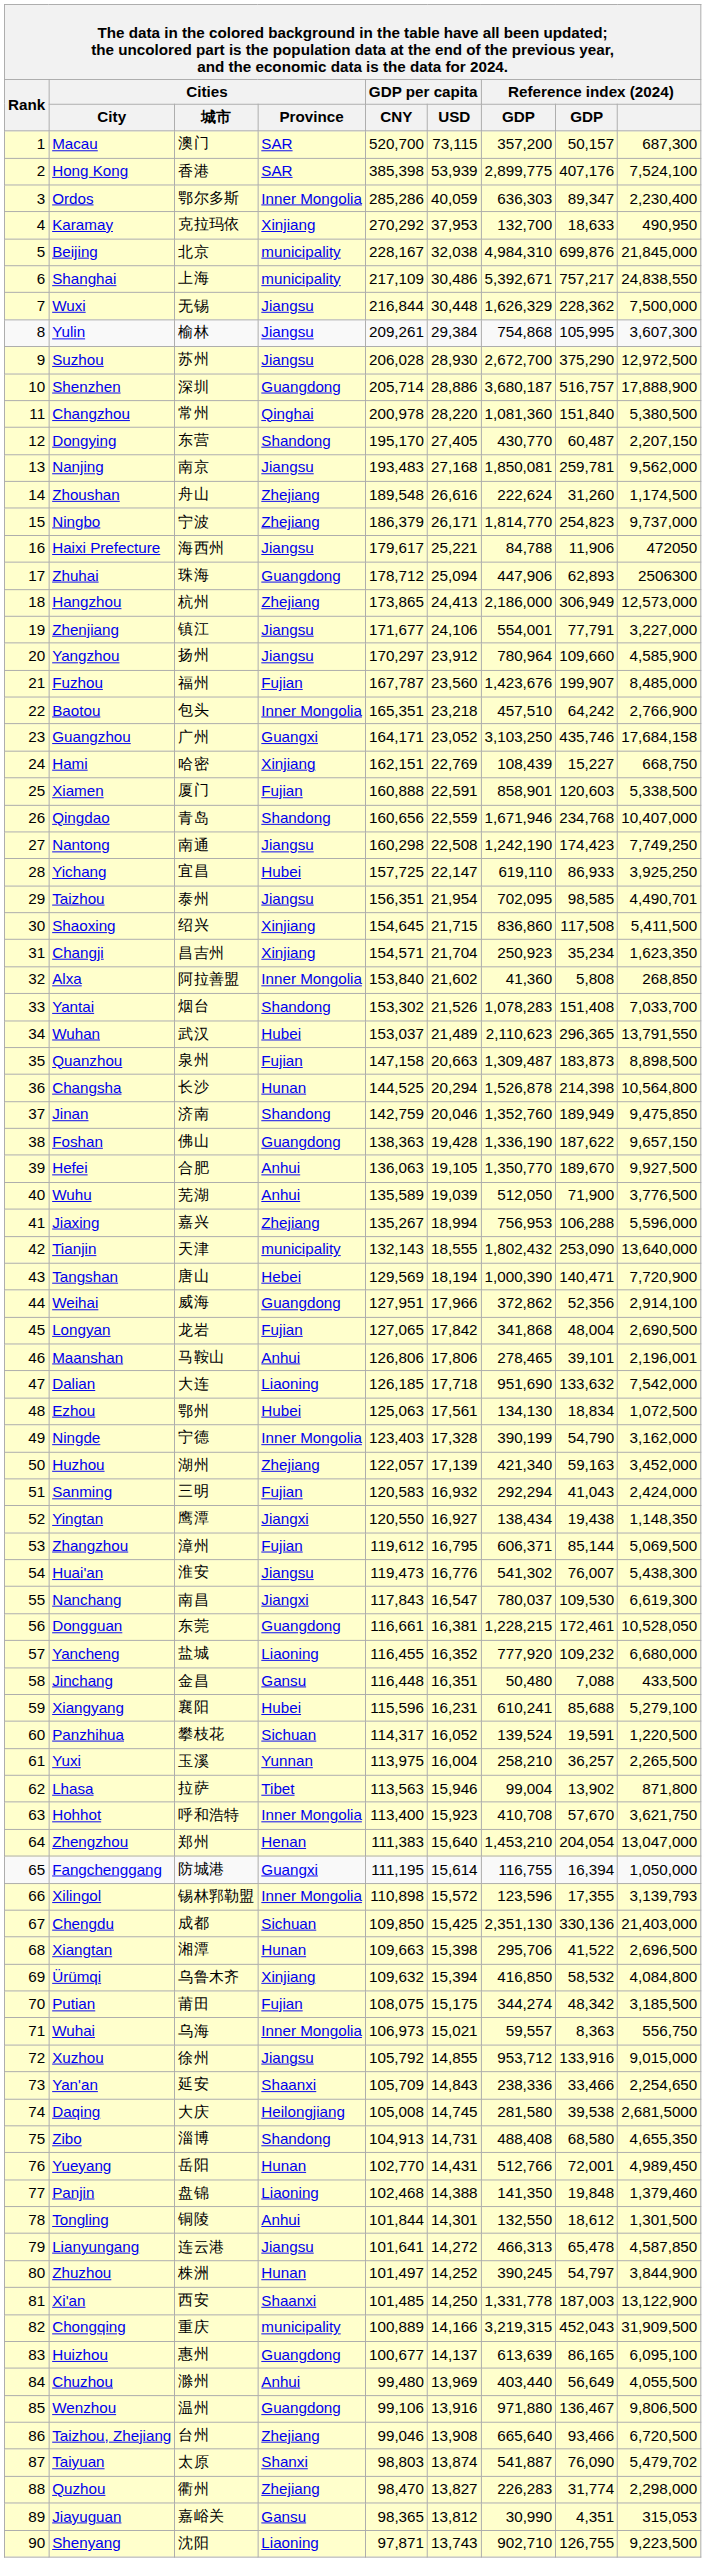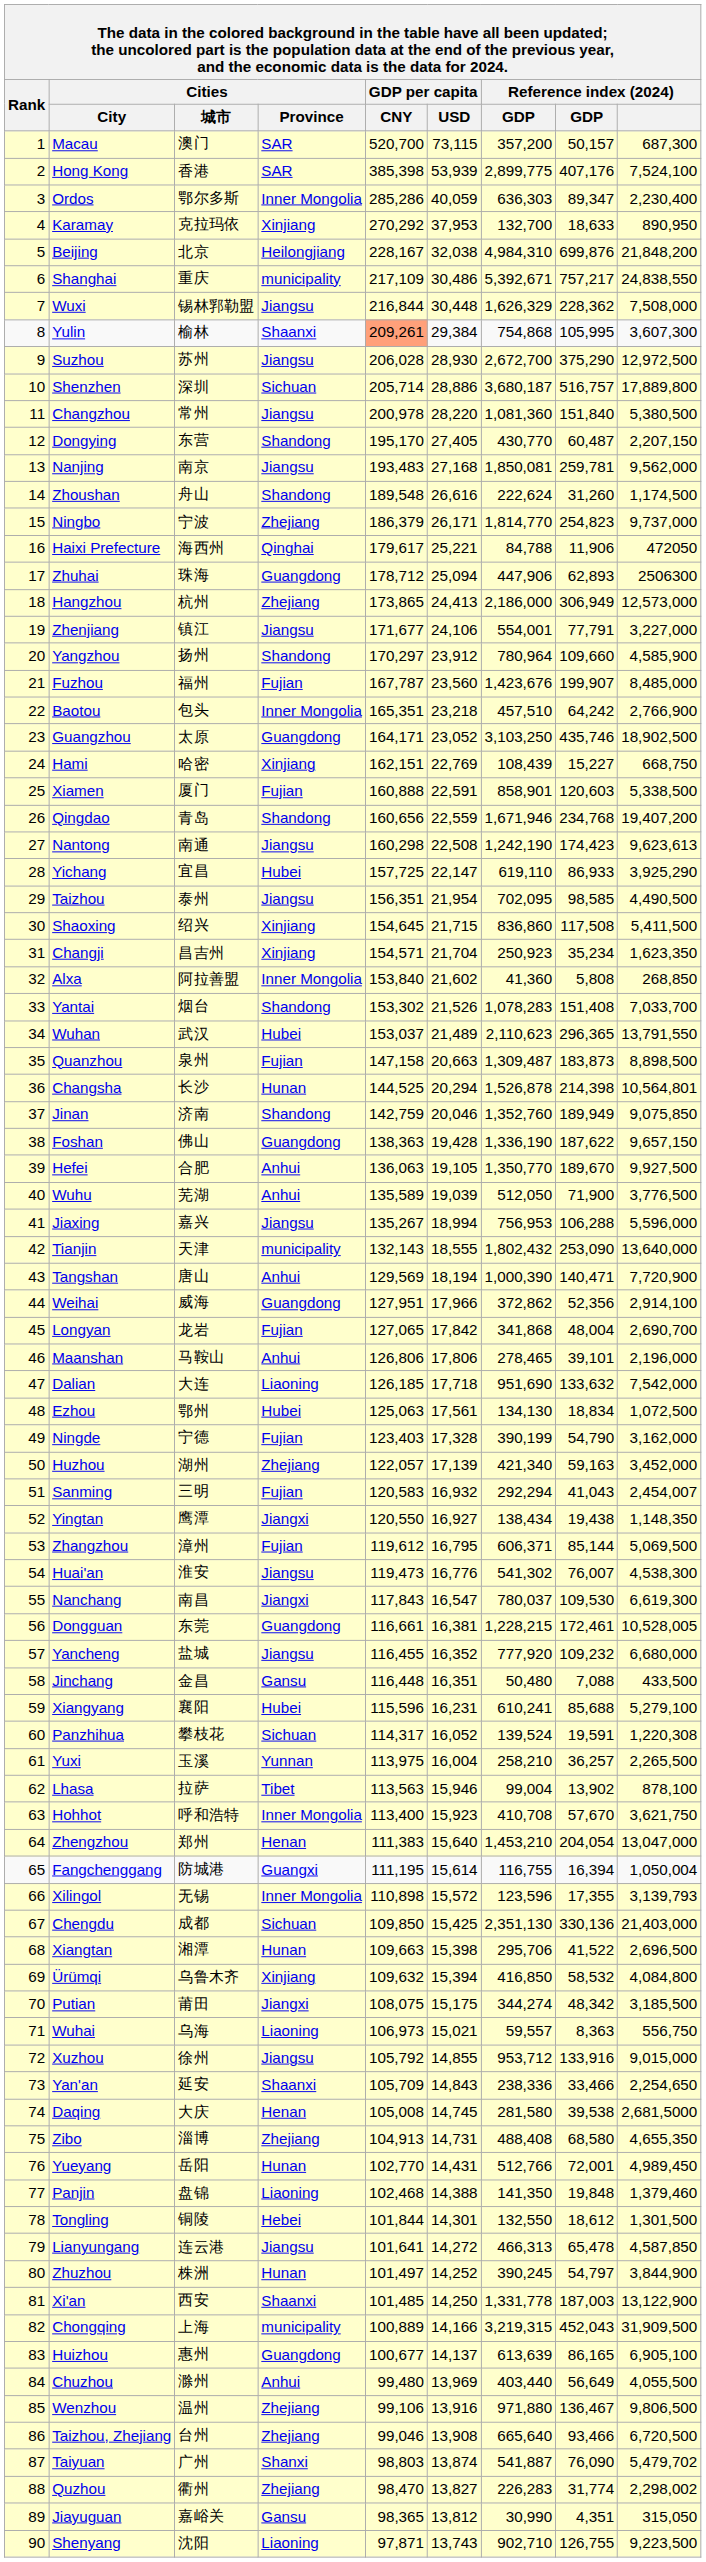(670, 225) 490,950 -> (670, 225) 890,950
(301, 252) municipality -> (303, 252) Heilongjiang
(659, 252) 21,845,000 -> (659, 252) 21,848,200
(194, 278) 上海 -> (194, 278) 重庆
(194, 305) 无锡 -> (216, 305) 锡林郛勒盟
(663, 306) 7,500,000 -> (663, 306) 7,508,000
(288, 333) Jiangsu -> (289, 333) Shaanxi
(396, 333) no background -> (396, 333) lightsalmon background
(301, 387) Guangdong -> (289, 387) Sichuan
(659, 387) 17,888,900 -> (659, 387) 17,889,800
(288, 414) Qinghai -> (288, 414) Jiangsu
(290, 494) Zhejiang -> (296, 494) Shandong
(288, 548) Jiangsu -> (288, 548) Qinghai
(288, 656) Jiangsu -> (296, 656) Shandong
(194, 737) 广州 -> (194, 737) 太原
(290, 737) Guangxi -> (301, 737) Guangdong
(659, 737) 17,684,158 -> (659, 737) 18,902,500
(659, 818) 10,407,000 -> (659, 818) 19,407,200
(663, 845) 7,749,250 -> (663, 845) 9,623,613
(663, 872) 3,925,250 -> (663, 872) 3,925,290
(663, 899) 4,490,701 -> (663, 899) 4,490,500
(659, 1087) 10,564,800 -> (659, 1087) 10,564,801
(663, 1114) 9,475,850 -> (663, 1114) 9,075,850
(290, 1222) Zhejiang -> (288, 1222) Jiangsu
(281, 1276) Hebei -> (281, 1276) Anhui
(663, 1330) 2,690,500 -> (663, 1330) 2,690,700
(663, 1357) 2,196,001 -> (663, 1357) 2,196,000
(312, 1438) Inner Mongolia -> (282, 1438) Fujian
(663, 1492) 2,424,000 -> (663, 1492) 2,454,007
(663, 1573) 5,438,300 -> (663, 1573) 4,538,300
(659, 1627) 10,528,050 -> (659, 1627) 10,528,005
(290, 1653) Liaoning -> (288, 1653) Jiangsu
(663, 1734) 1,220,500 -> (663, 1734) 1,220,308
(670, 1788) 871,800 -> (670, 1788) 878,100
(663, 1869) 1,050,000 -> (663, 1869) 1,050,004
(216, 1896) 锡林郛勒盟 -> (194, 1896) 无锡
(282, 2004) Fujian -> (285, 2004) Jiangxi
(312, 2031) Inner Mongolia -> (290, 2031) Liaoning
(303, 2112) Heilongjiang -> (284, 2112) Henan
(296, 2139) Shandong -> (290, 2139) Zhejiang
(281, 2220) Anhui -> (281, 2220) Hebei
(194, 2327) 重庆 -> (194, 2327) 上海
(663, 2354) 6,095,100 -> (663, 2354) 6,905,100
(301, 2408) Guangdong -> (290, 2408) Zhejiang
(194, 2462) 太原 -> (194, 2462) 广州
(663, 2489) 2,298,000 -> (663, 2489) 2,298,002
(670, 2516) 315,053 -> (670, 2516) 315,050
